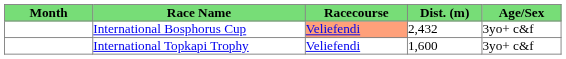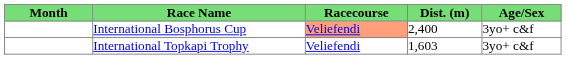(423, 29) 2,432 -> (423, 29) 2,400
(423, 45) 1,600 -> (423, 45) 1,603
